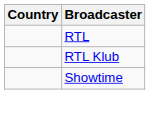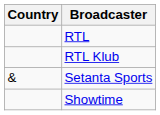+ row: (108, 78)
